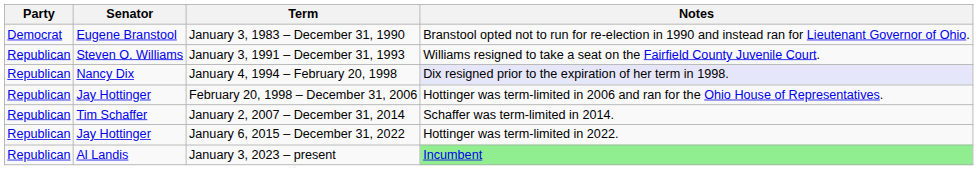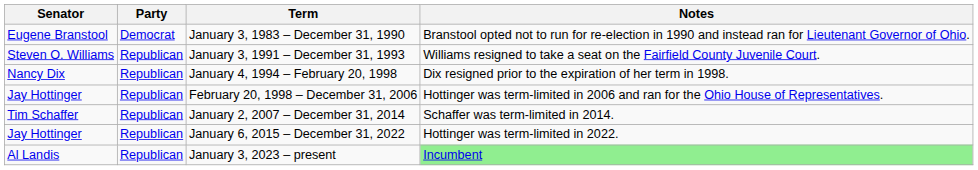columns swapped: (130, 14) <-> (39, 14)
(576, 74) lavender background -> (576, 74) no background
